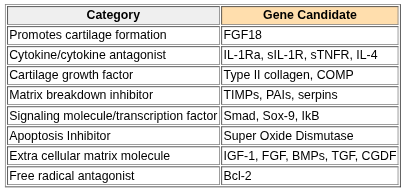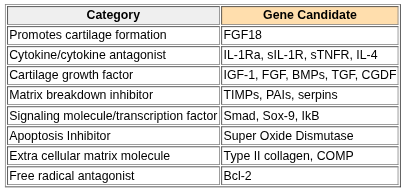(289, 75) Type II collagen, COMP -> (310, 75) IGF-1, FGF, BMPs, TGF, CGDF
(310, 155) IGF-1, FGF, BMPs, TGF, CGDF -> (289, 155) Type II collagen, COMP
